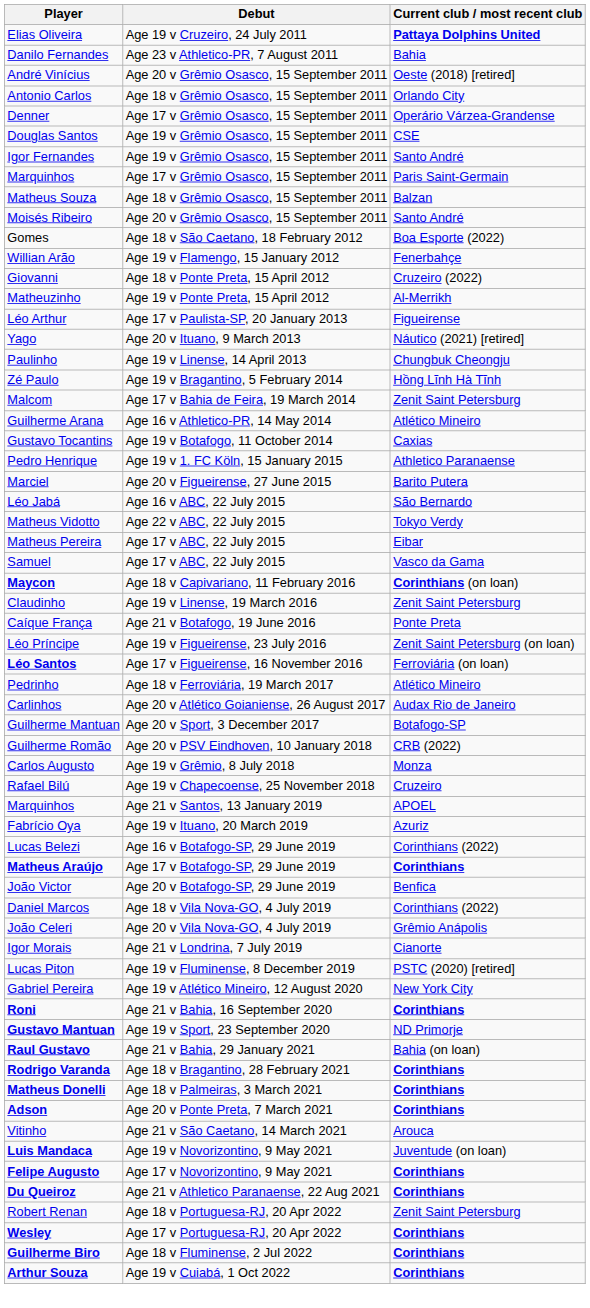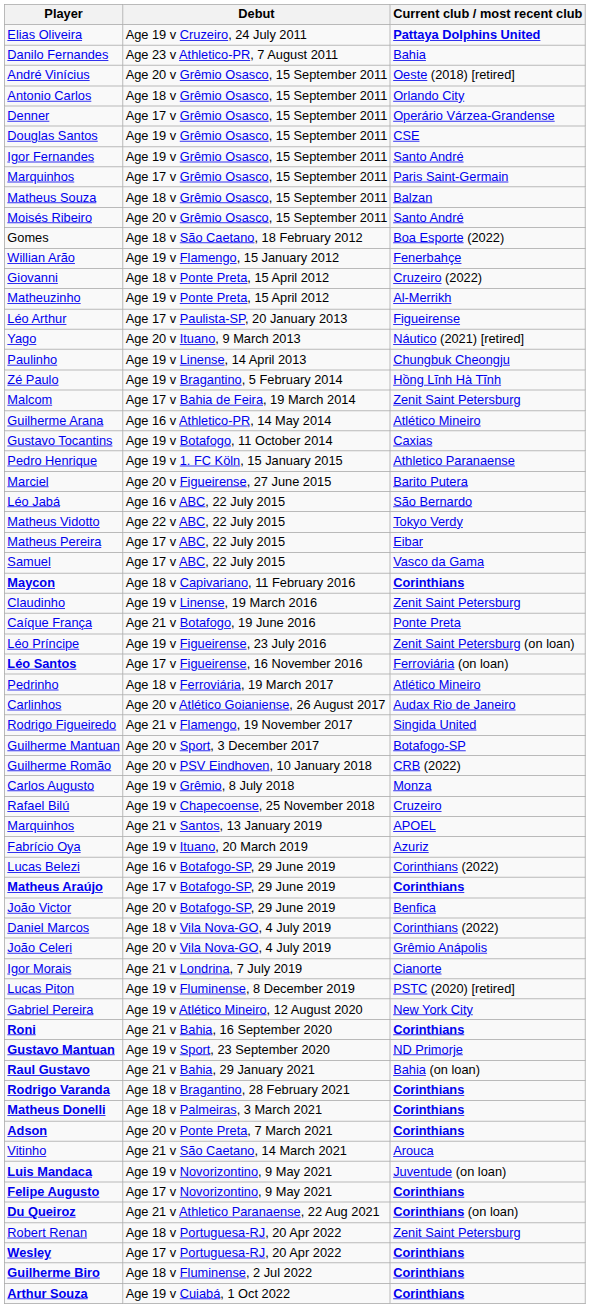(456, 583) Corinthians (on loan) -> (429, 583) Corinthians
+ row: (62, 725)
(429, 1192) Corinthians -> (456, 1212) Corinthians (on loan)
